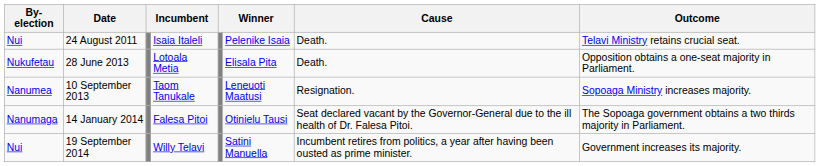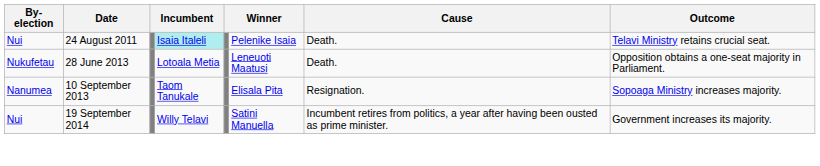(178, 40) no background -> (182, 40) paleturquoise background
(251, 63) Elisala Pita -> (251, 63) Leneuoti Maatusi
(245, 91) Leneuoti Maatusi -> (257, 91) Elisala Pita
- row: (105, 119)
